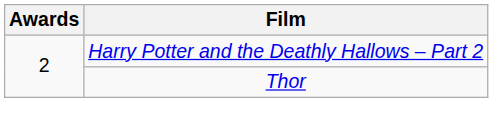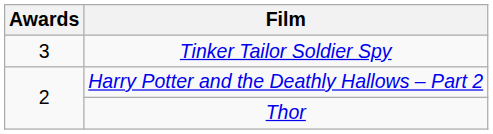+ row: (286, 50)
